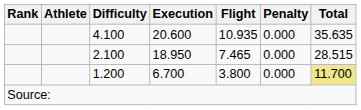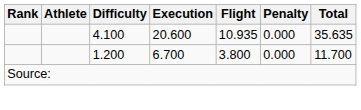- row: (109, 54)
(333, 74) khaki background -> (333, 54) no background
